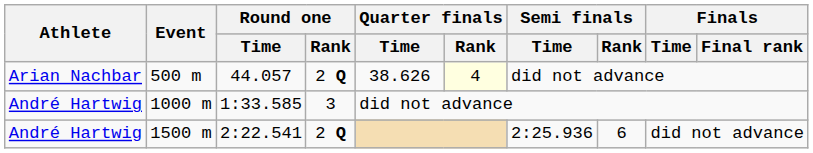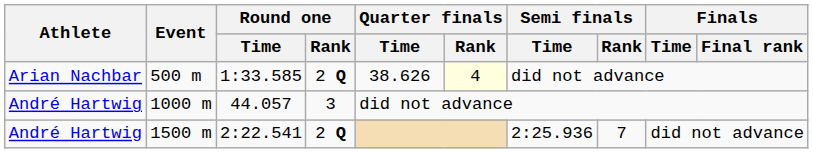(261, 76) 44.057 -> (261, 76) 1:33.585
(261, 105) 1:33.585 -> (261, 105) 44.057
(622, 134) 6 -> (622, 134) 7
